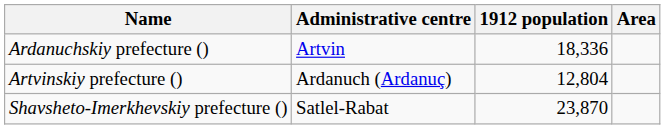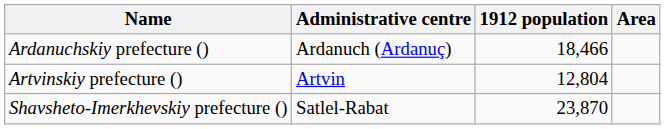(321, 49) Artvin -> (374, 49) Ardanuch (Ardanuç)
(582, 49) 18,336 -> (582, 49) 18,466
(374, 78) Ardanuch (Ardanuç) -> (321, 78) Artvin
